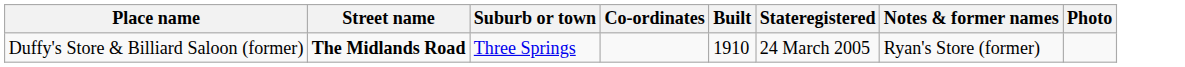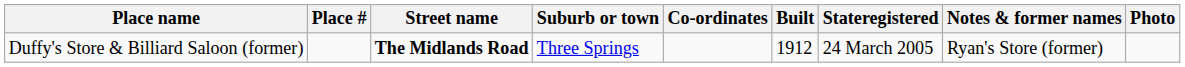+ column: (339, 18)
(731, 47) 1910 -> (794, 47) 1912
